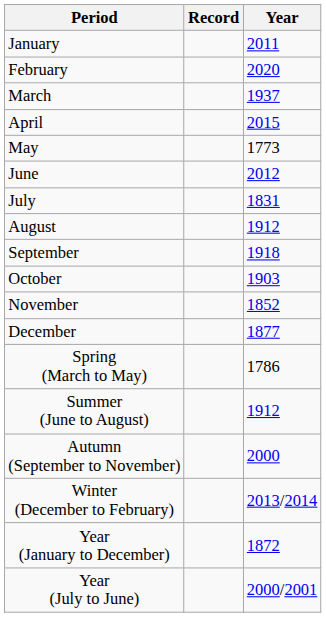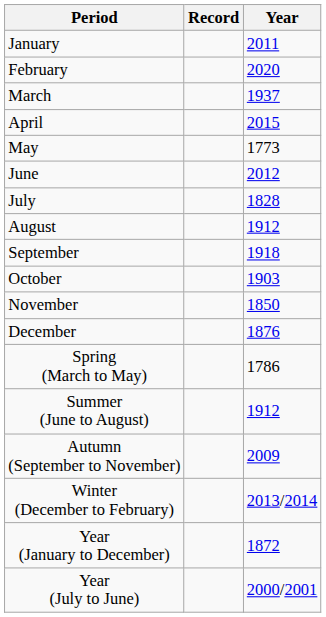(263, 200) 1831 -> (263, 200) 1828
(263, 305) 1852 -> (263, 305) 1850
(263, 331) 1877 -> (263, 331) 1876
(263, 455) 2000 -> (263, 455) 2009
